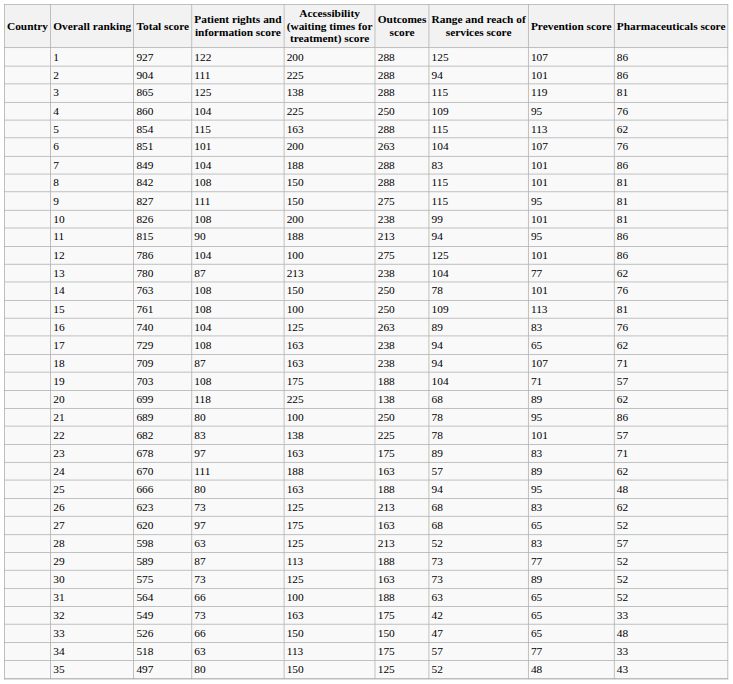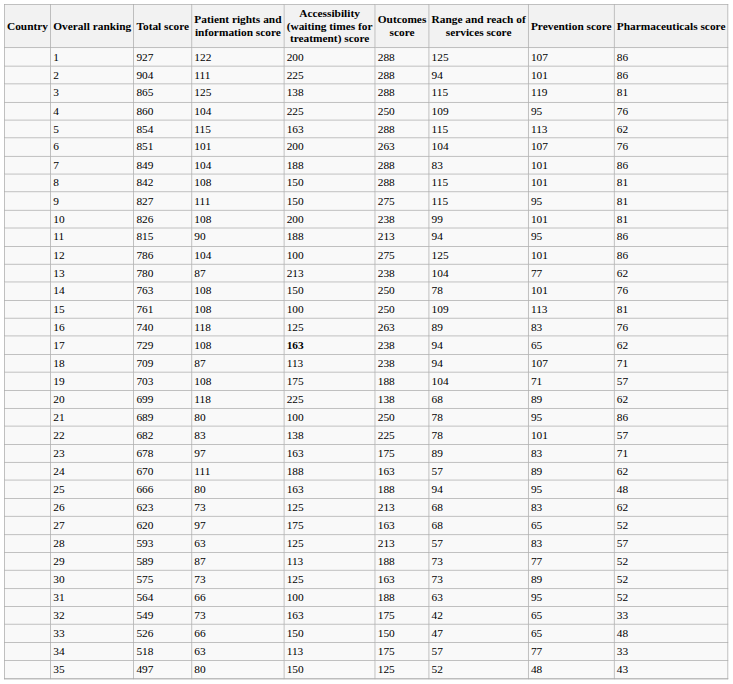(203, 327) 104 -> (203, 327) 118
(295, 345) normal -> (295, 345) bold
(295, 363) 163 -> (295, 363) 113
(145, 543) 598 -> (145, 543) 593
(437, 543) 52 -> (437, 543) 57
(537, 597) 65 -> (537, 597) 95
